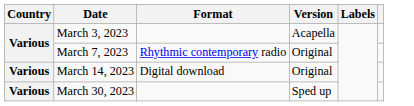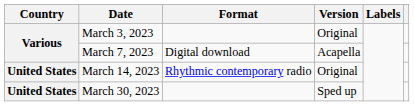(313, 33) Acapella -> (337, 33) Original
(213, 52) Rhythmic contemporary radio -> (207, 52) Digital download
(312, 52) Original -> (339, 52) Acapella
(29, 71) Various -> (42, 71) United States
(182, 71) Digital download -> (238, 71) Rhythmic contemporary radio
(29, 91) Various -> (42, 91) United States
